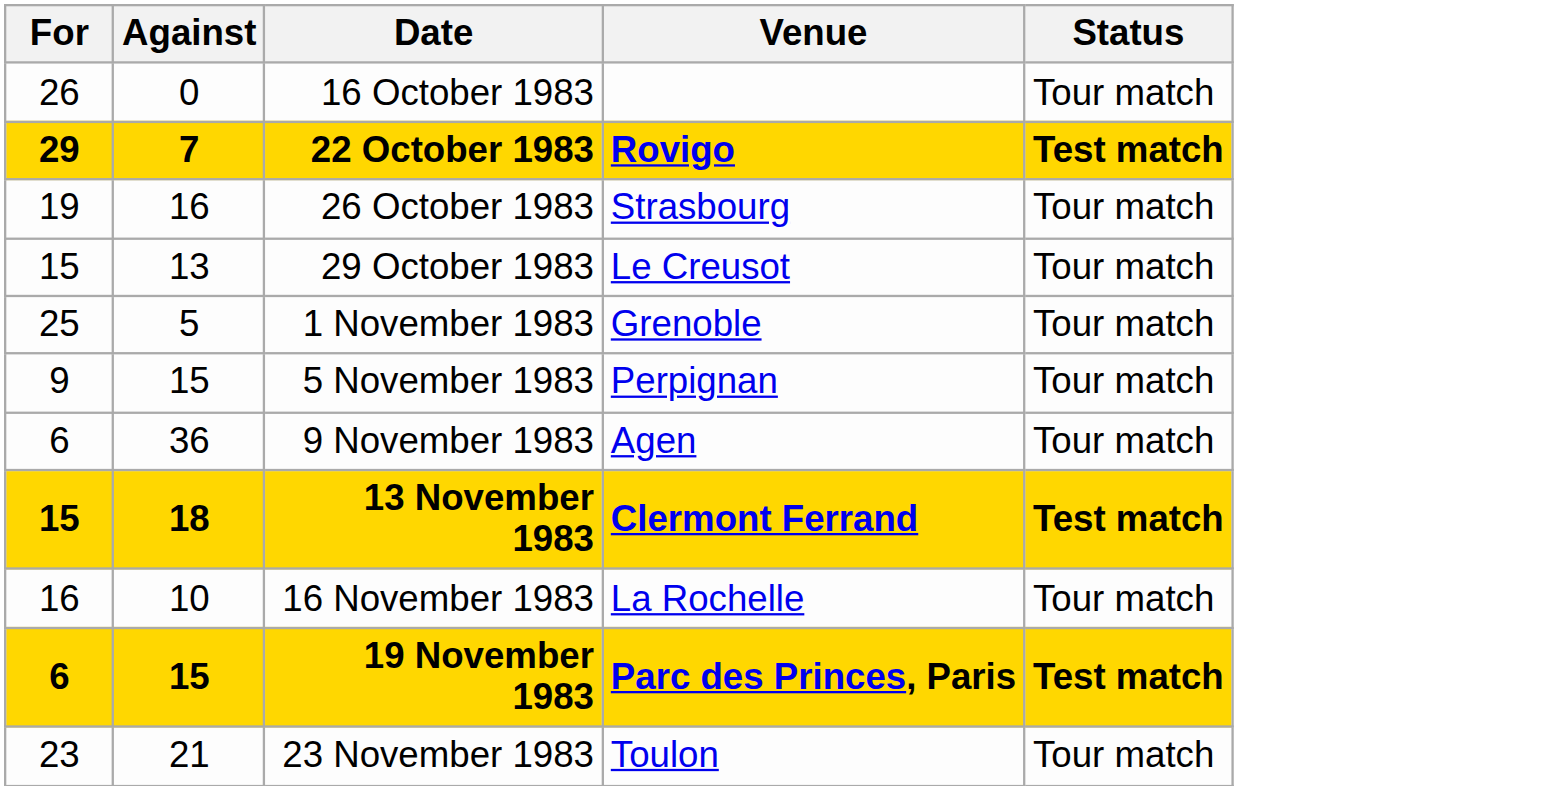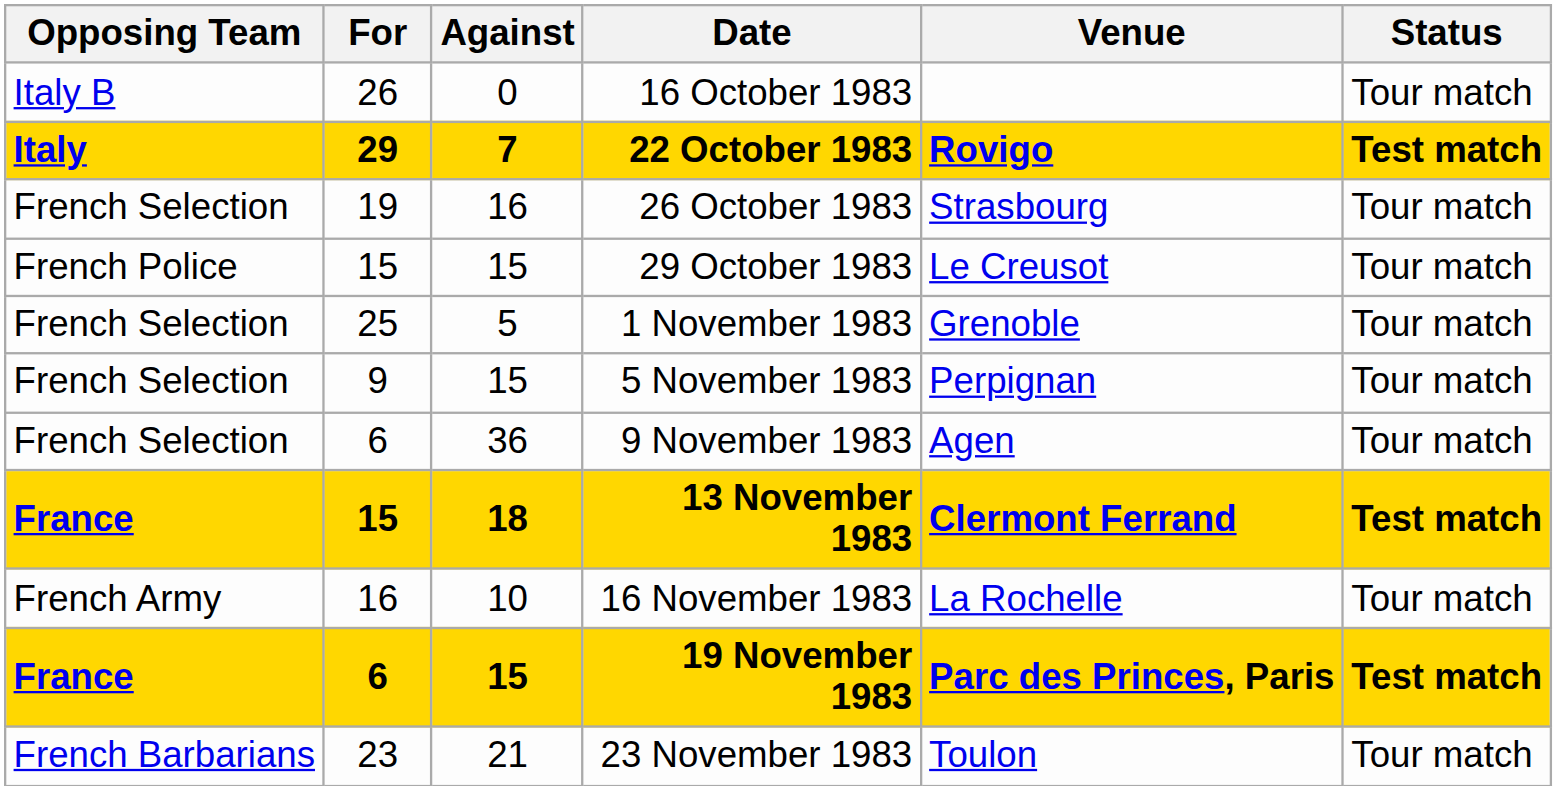+ column: (164, 33)
(189, 265) 13 -> (508, 265) 15
